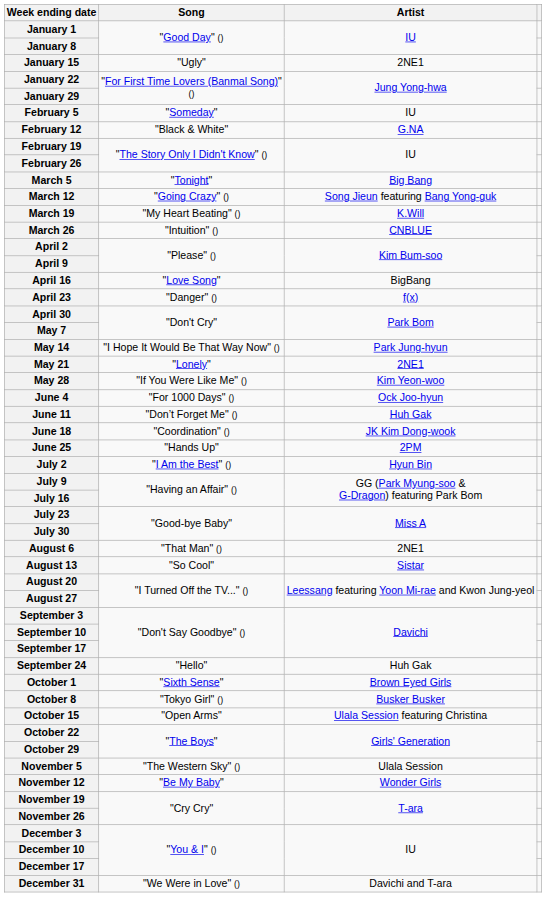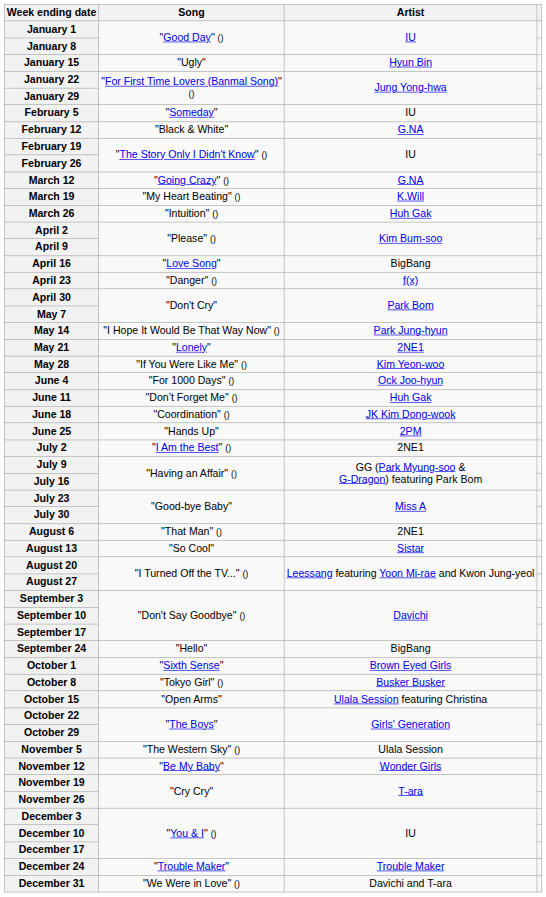(411, 63) 2NE1 -> (411, 63) Hyun Bin
- row: (52, 180)
(411, 197) Song Jieun featuring Bang Yong-guk -> (411, 180) G.NA
(411, 230) CNBLUE -> (411, 213) Huh Gak
(411, 465) Hyun Bin -> (411, 448) 2NE1
(411, 666) Huh Gak -> (411, 649) BigBang
+ row: (52, 866)
